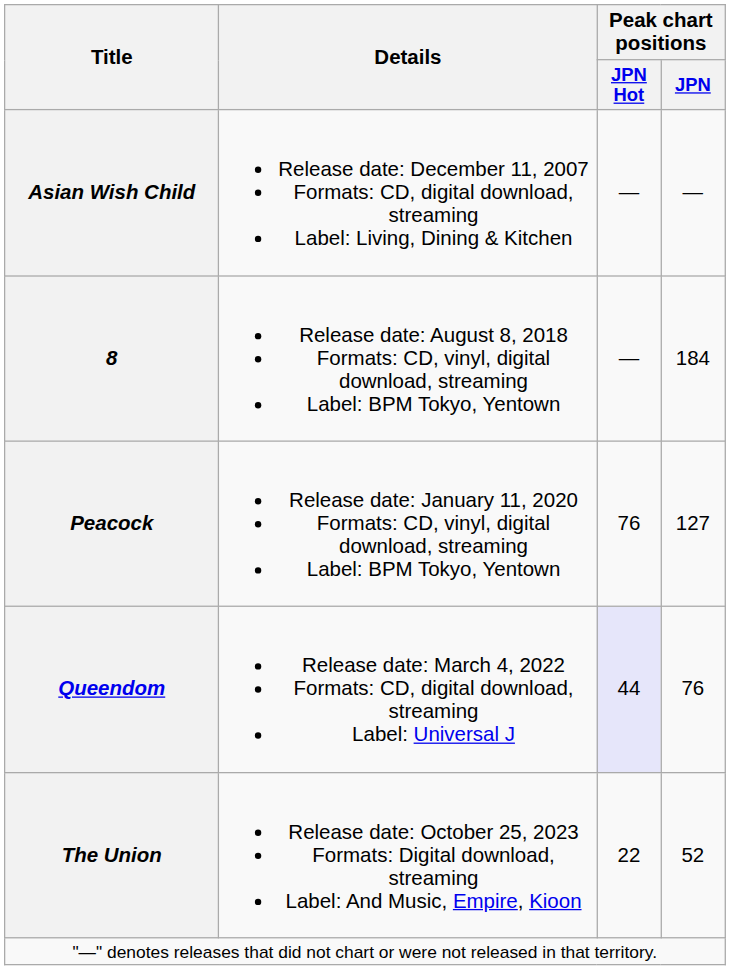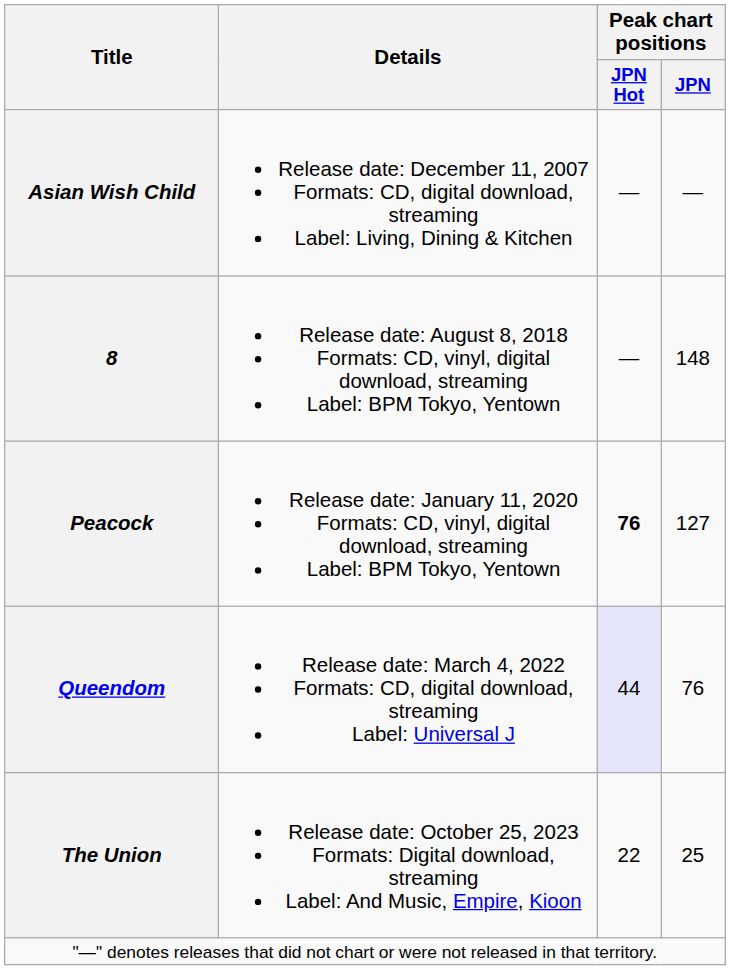(693, 358) 184 -> (693, 358) 148
(629, 523) normal -> (629, 523) bold
(693, 854) 52 -> (693, 854) 25
